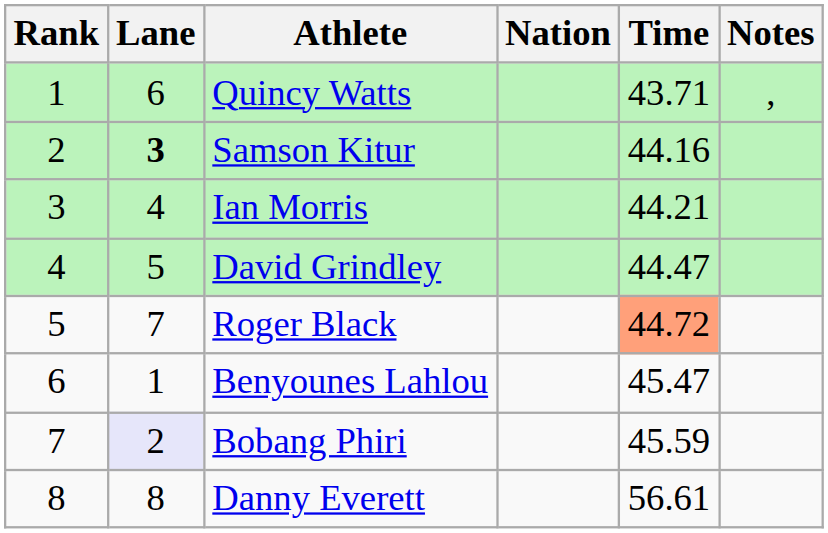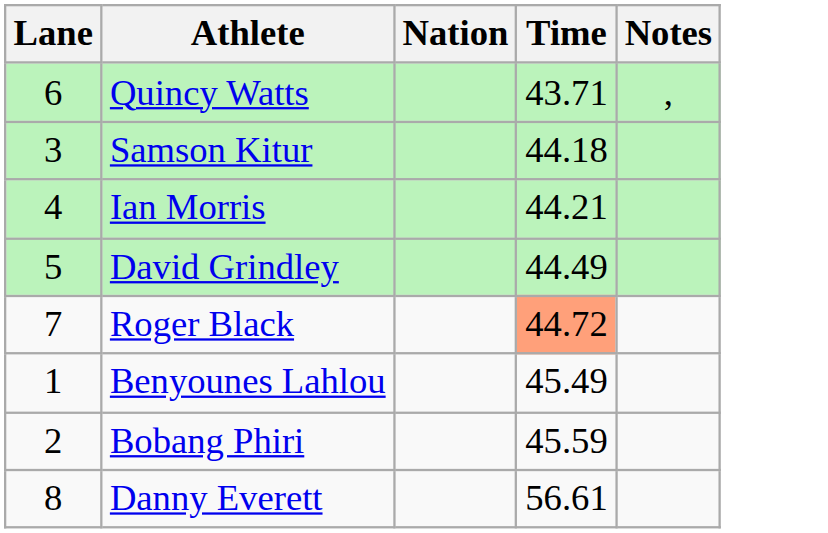- column: (56, 33)
(156, 149) bold -> (53, 149) normal
(669, 149) 44.16 -> (567, 149) 44.18
(669, 265) 44.47 -> (567, 265) 44.49
(669, 382) 45.47 -> (567, 382) 45.49
(156, 440) lavender background -> (53, 440) no background
